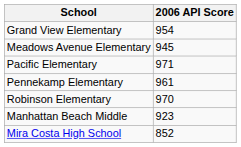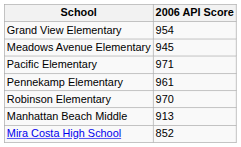(165, 116) 923 -> (165, 116) 913
